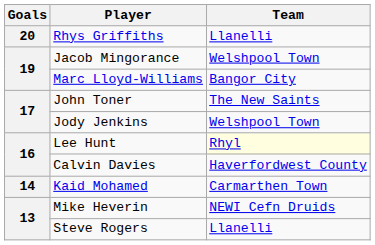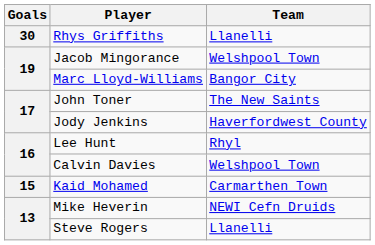(27, 37) 20 -> (27, 37) 30
(264, 122) Welshpool Town -> (288, 122) Haverfordwest County
(225, 144) lightyellow background -> (225, 144) no background
(288, 165) Haverfordwest County -> (264, 165) Welshpool Town
(27, 186) 14 -> (27, 186) 15
